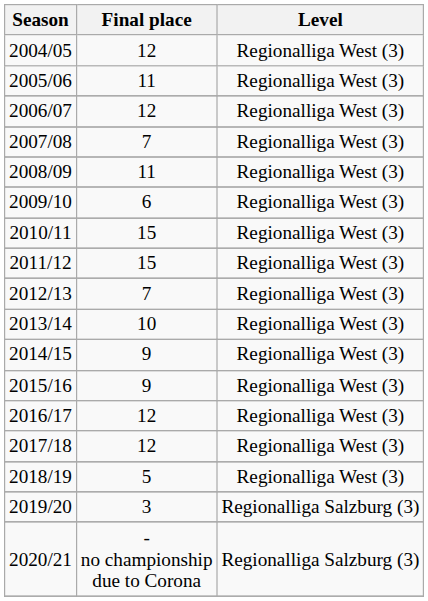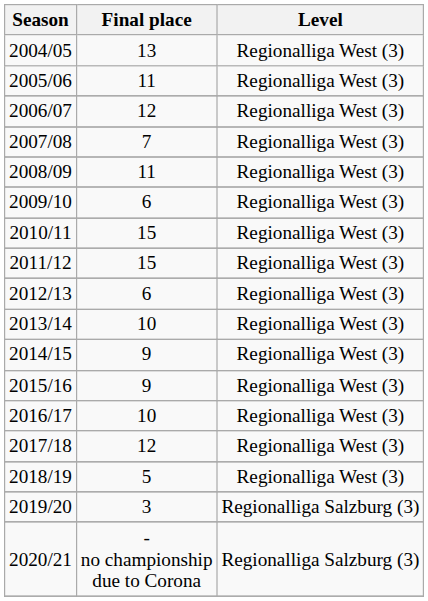(147, 50) 12 -> (147, 50) 13
(147, 293) 7 -> (147, 293) 6
(147, 415) 12 -> (147, 415) 10
